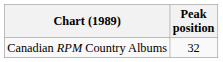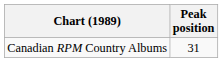(194, 47) 32 -> (194, 47) 31
